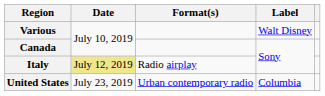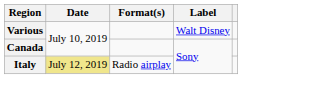- row: (38, 82)
